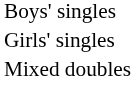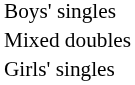rows swapped: (59, 40) <-> (68, 69)
